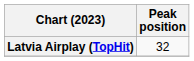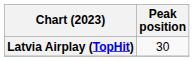(163, 46) 32 -> (163, 46) 30
